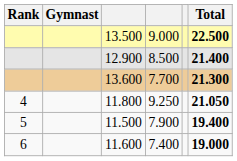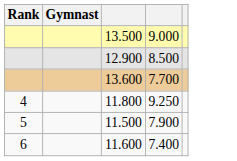- column: (210, 15)
